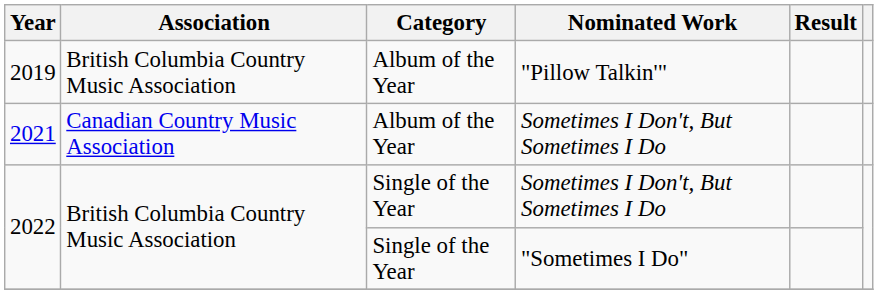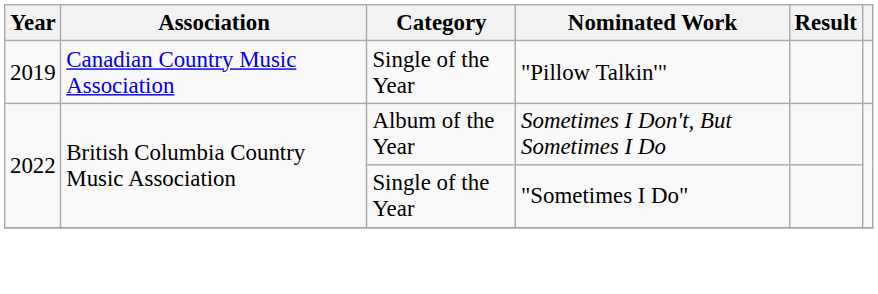(186, 71) British Columbia Country Music Association -> (181, 71) Canadian Country Music Association
(433, 71) Album of the Year -> (431, 71) Single of the Year
- row: (33, 133)
(431, 195) Single of the Year -> (433, 133) Album of the Year
